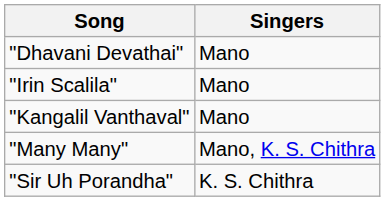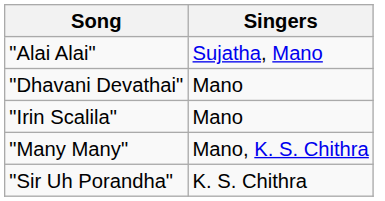+ row: (52, 53)
- row: (99, 117)
